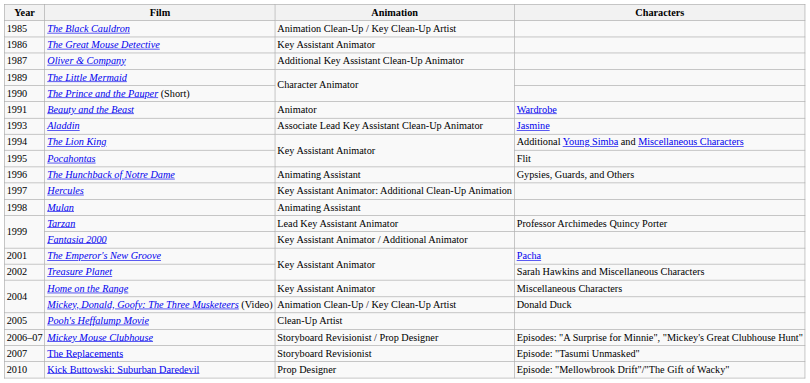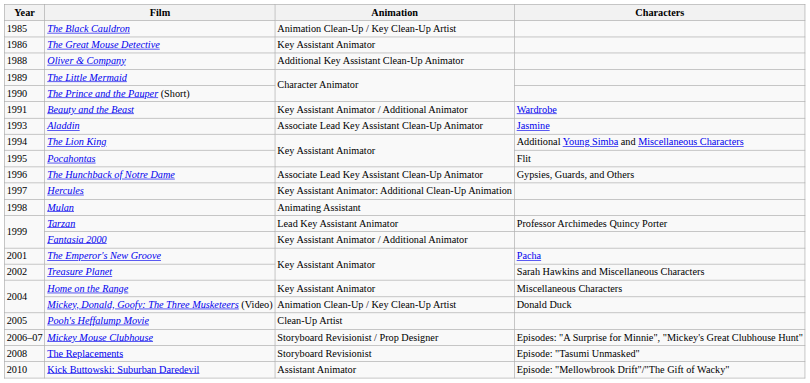(17, 61) 1987 -> (17, 61) 1988
(297, 110) Animator -> (372, 110) Key Assistant Animator / Additional Animator
(319, 175) Animating Assistant -> (380, 175) Associate Lead Key Assistant Clean-Up Animator
(17, 353) 2007 -> (17, 353) 2008
(307, 369) Prop Designer -> (317, 369) Assistant Animator
